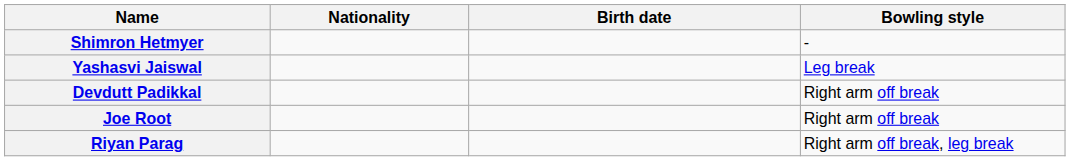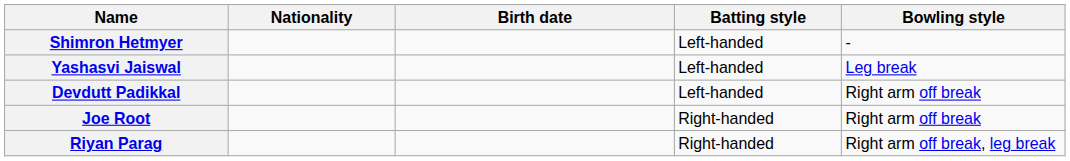+ column: (758, 17)
